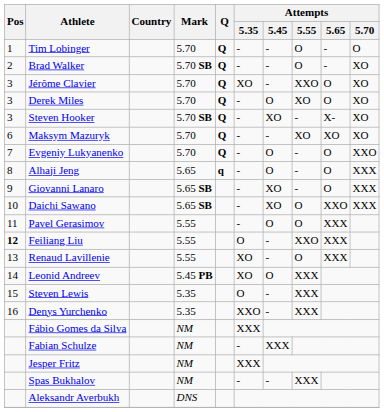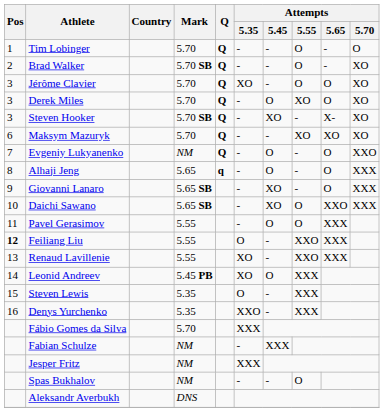(307, 83) XXO -> (299, 83) O
(186, 153) 5.70 -> (185, 153) NM
(299, 258) O -> (307, 258) XXO
(185, 328) NM -> (186, 328) 5.70
(307, 380) XXX -> (299, 380) O
